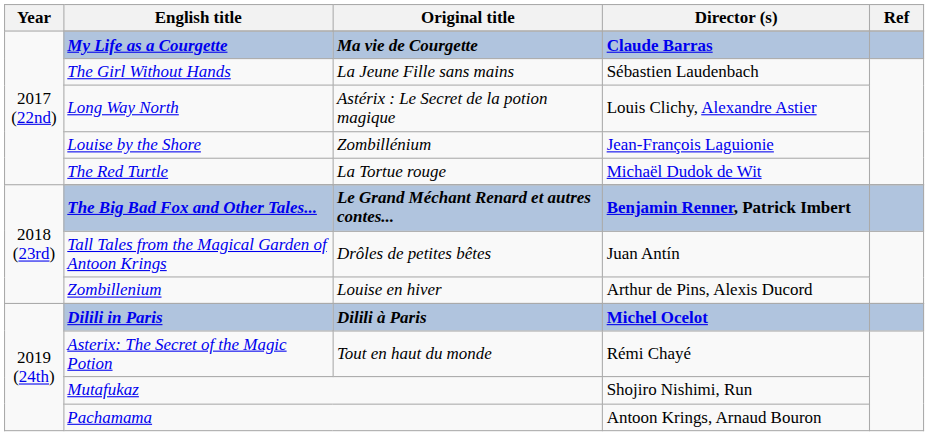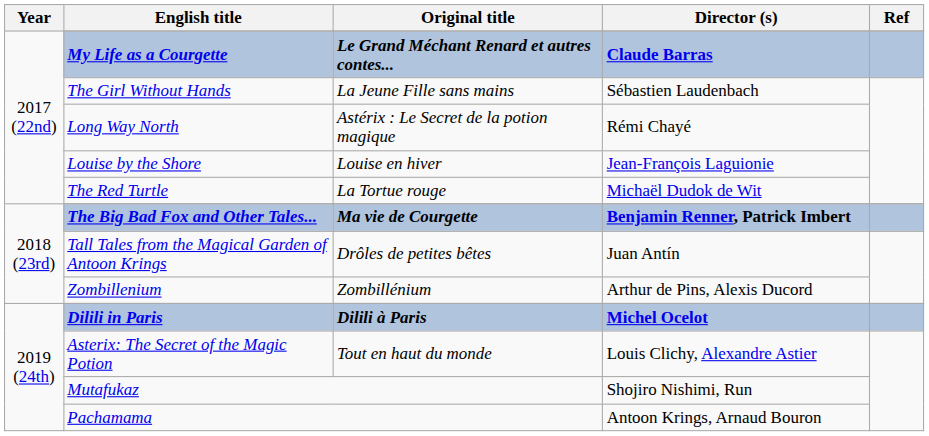(407, 44) Ma vie de Courgette -> (464, 54) Le Grand Méchant Renard et autres contes...
(712, 108) Louis Clichy, Alexandre Astier -> (649, 127) Rémi Chayé
(384, 144) Zombillénium -> (389, 163) Louise en hiver
(464, 207) Le Grand Méchant Renard et autres contes... -> (407, 217) Ma vie de Courgette
(389, 290) Louise en hiver -> (384, 290) Zombillénium
(649, 353) Rémi Chayé -> (712, 353) Louis Clichy, Alexandre Astier
